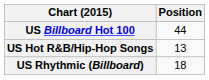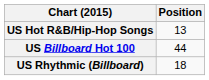rows swapped: (80, 30) <-> (80, 48)
